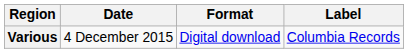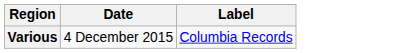- column: (230, 15)
